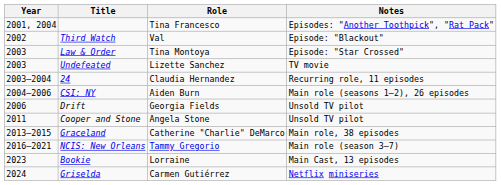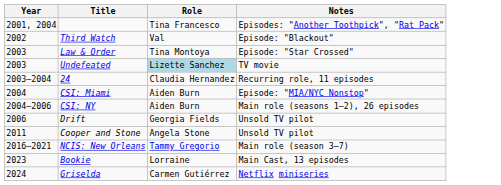(187, 65) no background -> (187, 65) lightblue background
+ row: (85, 92)
- row: (83, 133)
